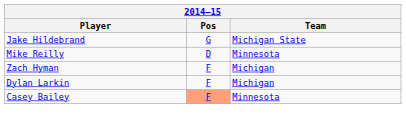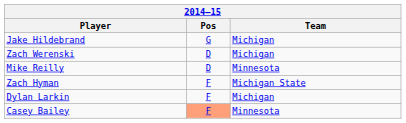(269, 40) Michigan State -> (253, 40) Michigan
+ row: (40, 54)
(253, 68) Michigan -> (269, 82) Michigan State
